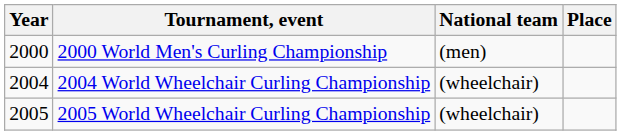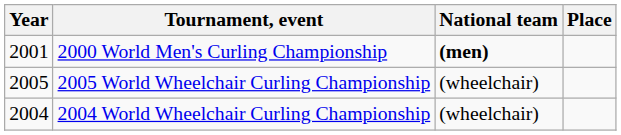(29, 51) 2000 -> (29, 51) 2001
(463, 51) normal -> (464, 51) bold
rows swapped: (244, 82) <-> (244, 113)
